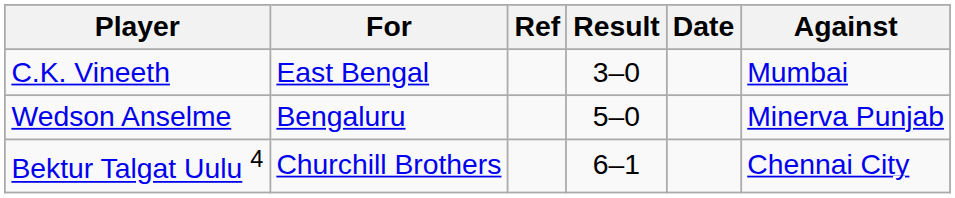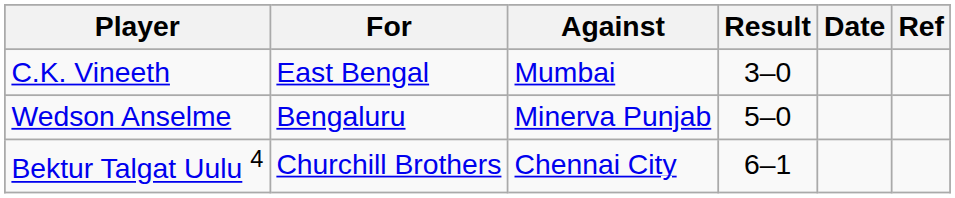columns swapped: (846, 26) <-> (537, 26)
